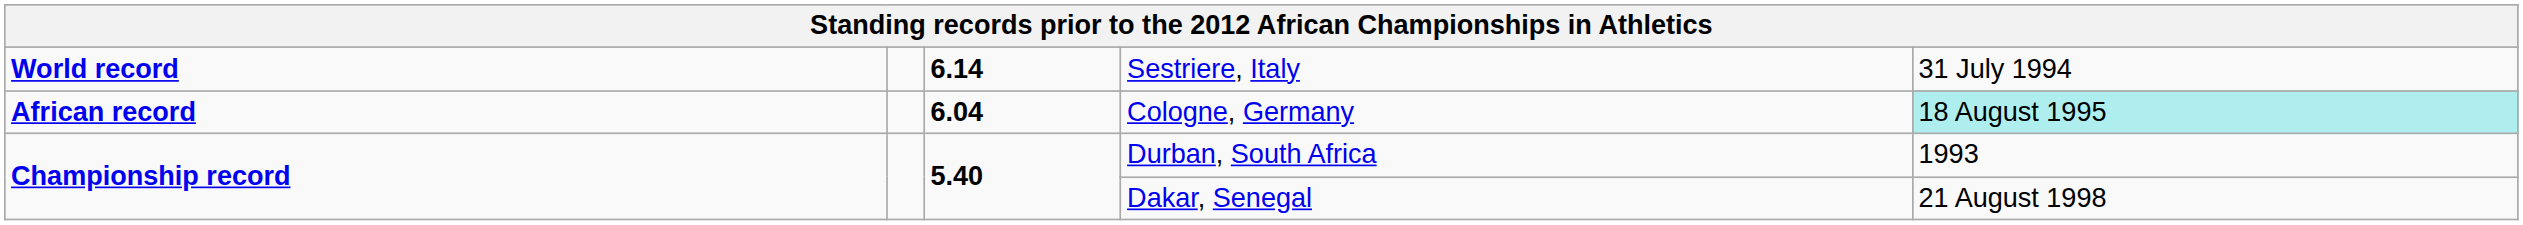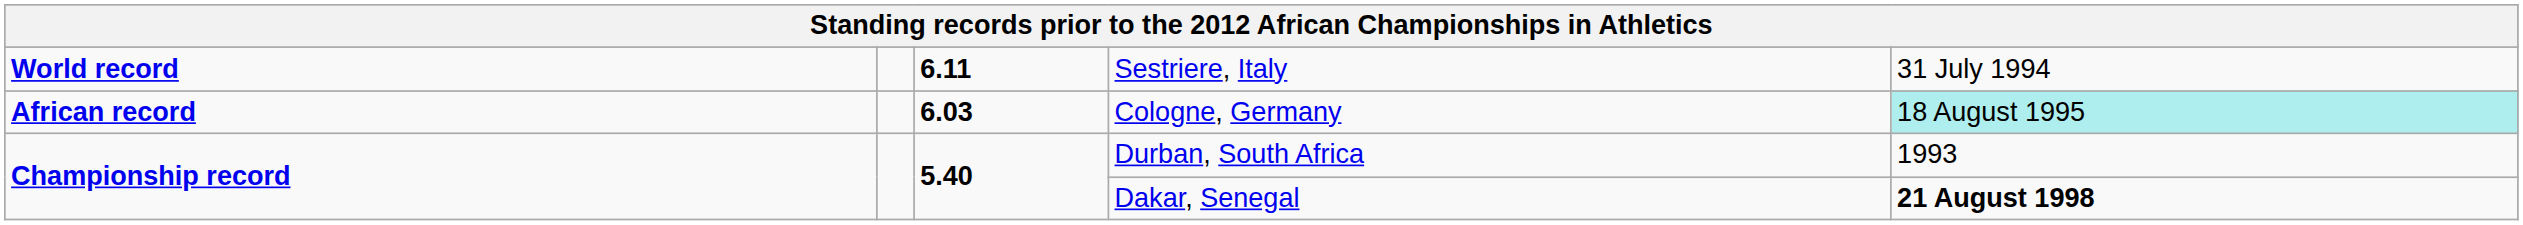(957, 68) 6.14 -> (946, 68) 6.11
(957, 111) 6.04 -> (947, 111) 6.03
(2013, 197) normal -> (1996, 197) bold
